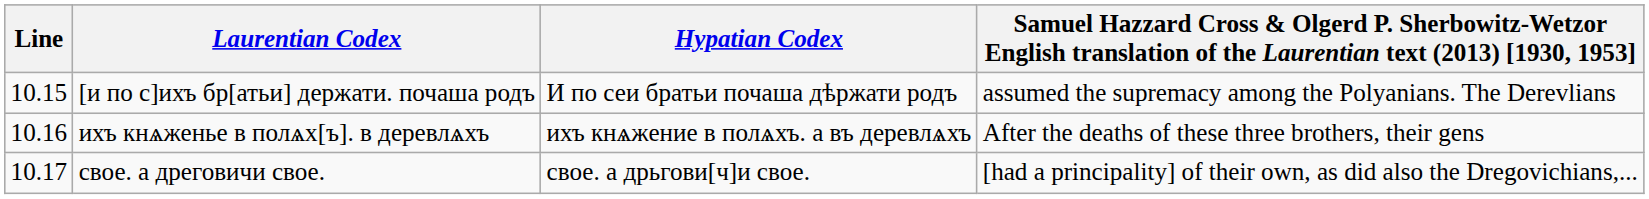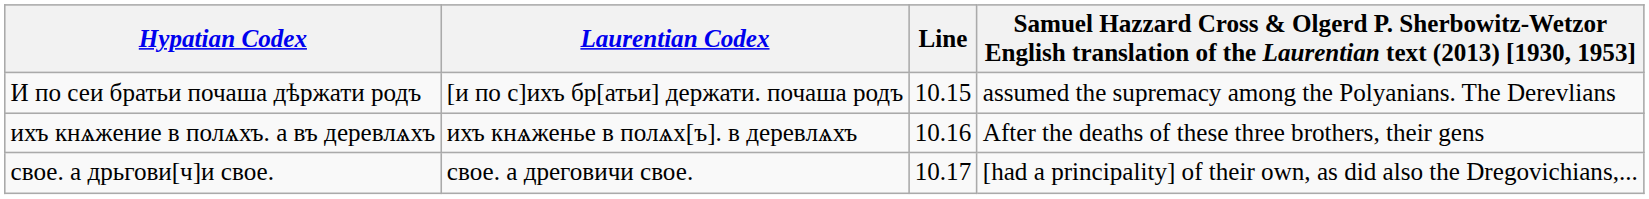columns swapped: (39, 38) <-> (759, 38)
